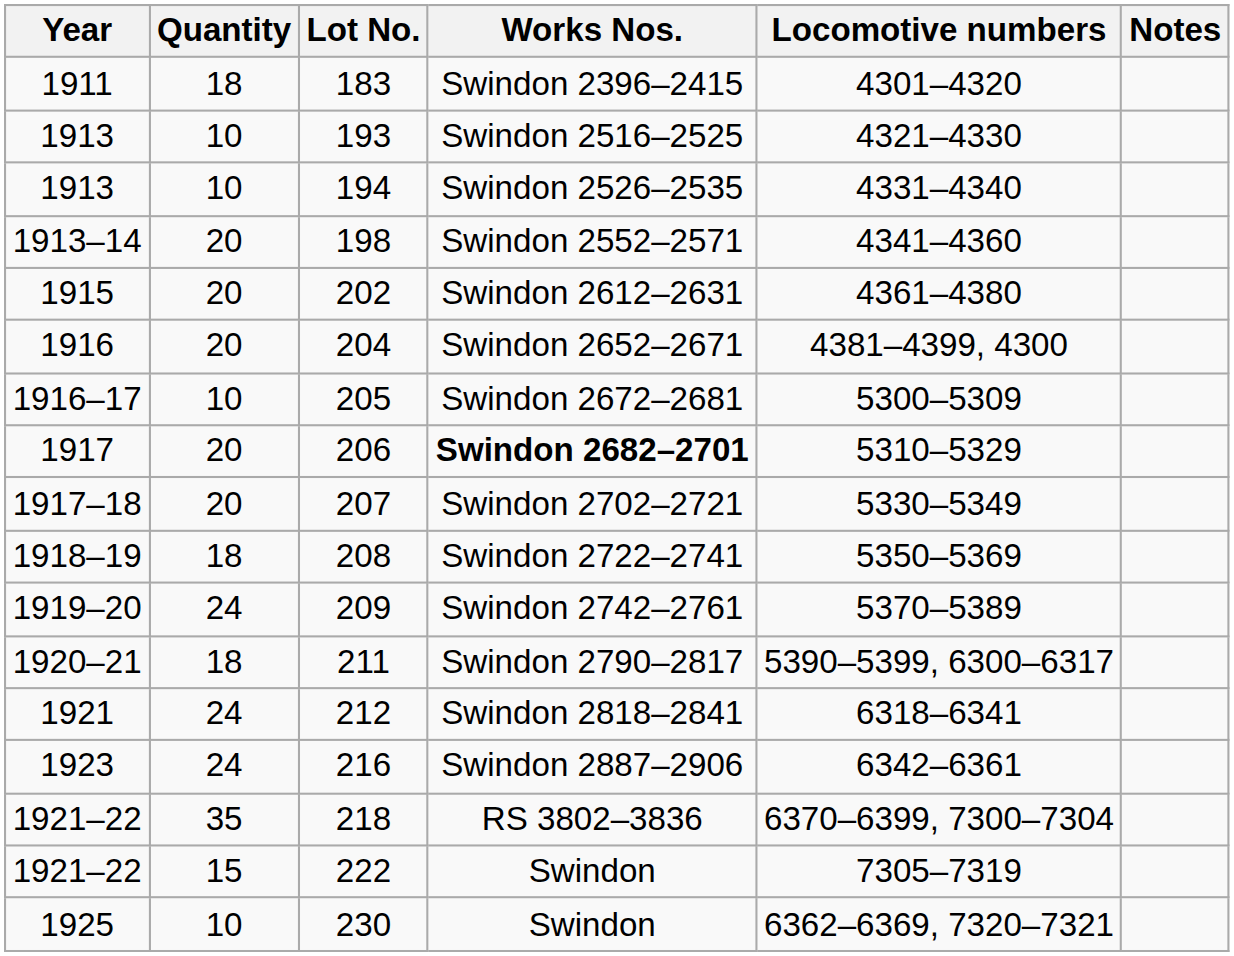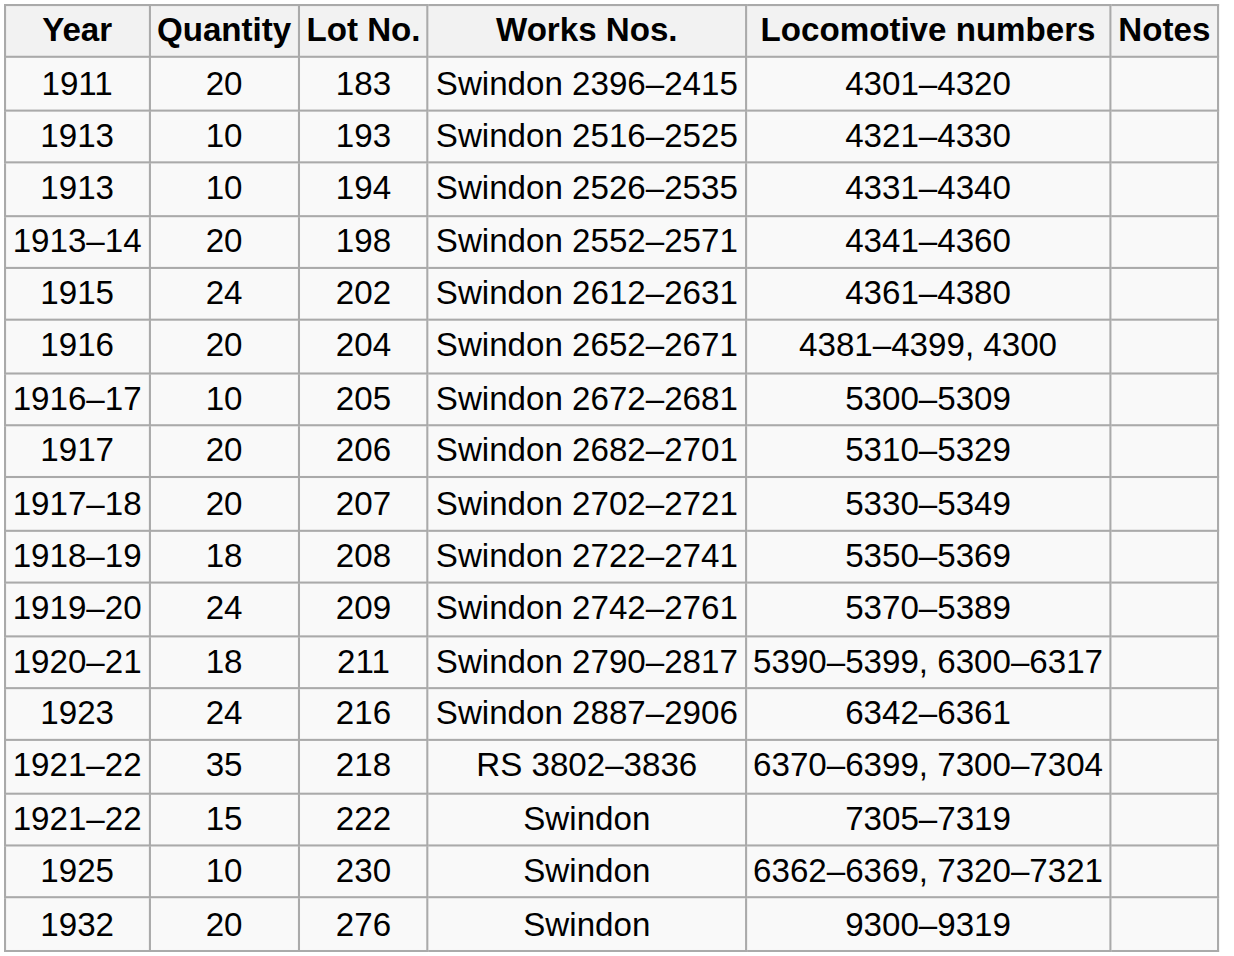(224, 83) 18 -> (224, 83) 20
(224, 293) 20 -> (224, 293) 24
(592, 450) bold -> (587, 450) normal
- row: (363, 713)
+ row: (363, 923)
